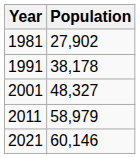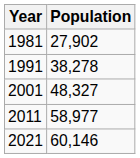(74, 66) 38,178 -> (74, 66) 38,278
(74, 116) 58,979 -> (74, 116) 58,977
